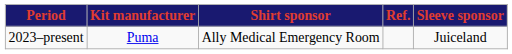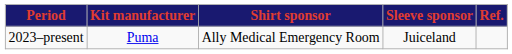columns swapped: (460, 15) <-> (398, 15)
